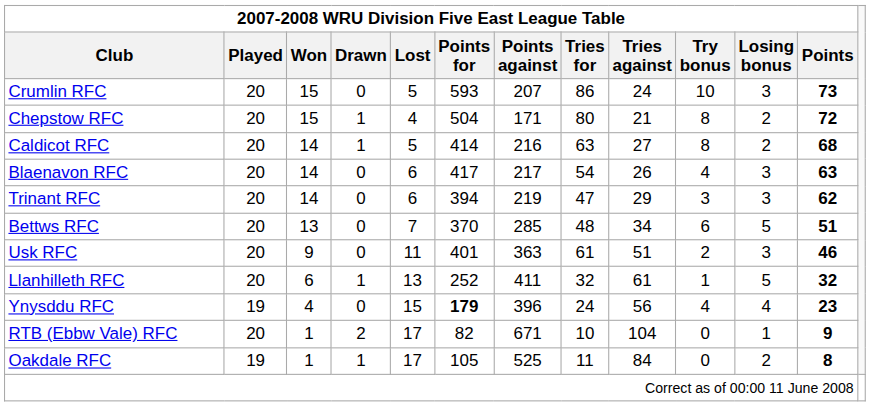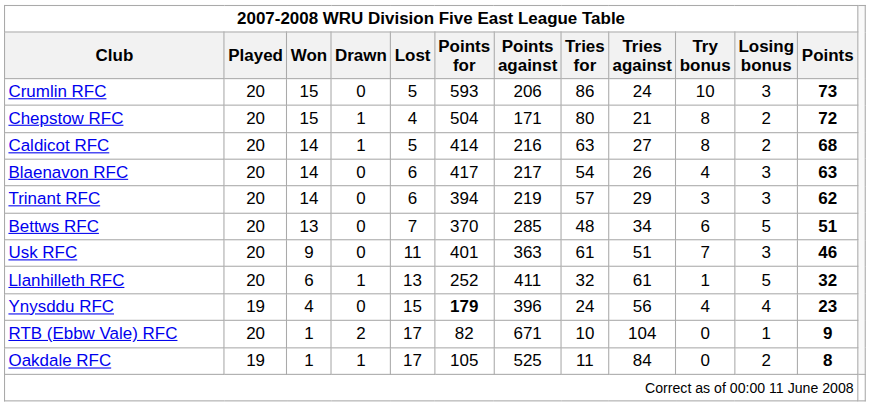(528, 91) 207 -> (528, 91) 206
(585, 199) 47 -> (585, 199) 57
(705, 253) 2 -> (705, 253) 7
